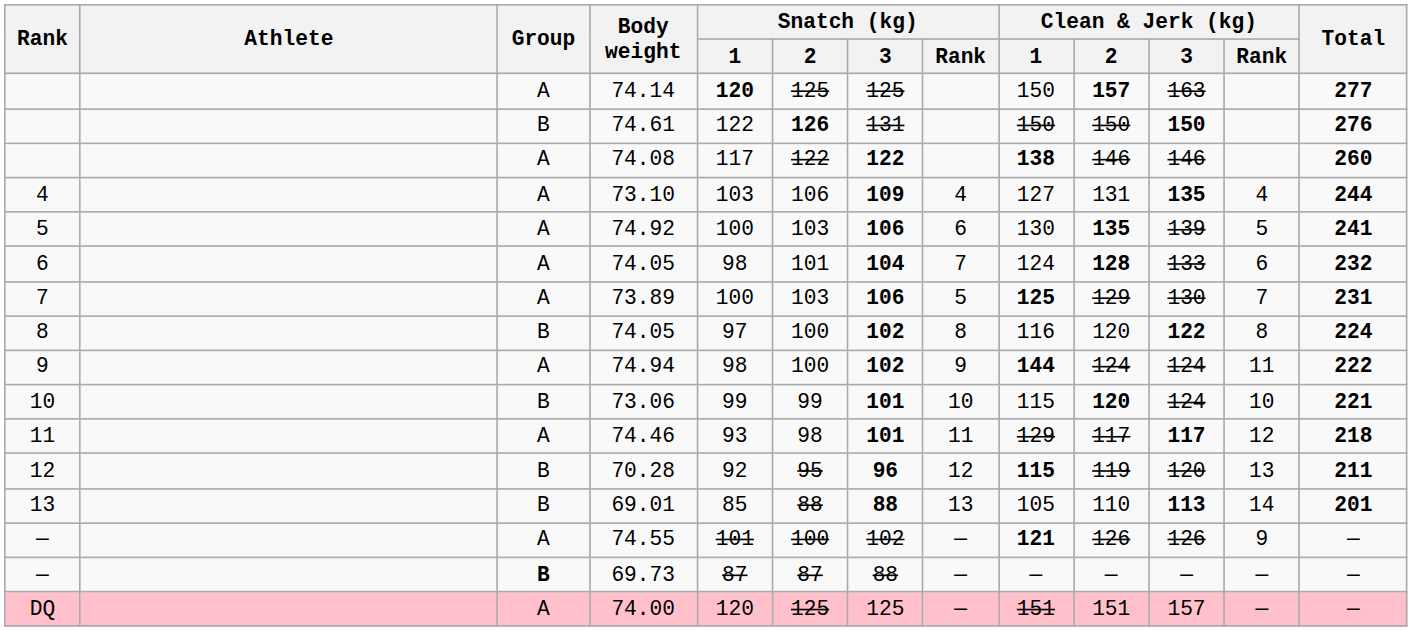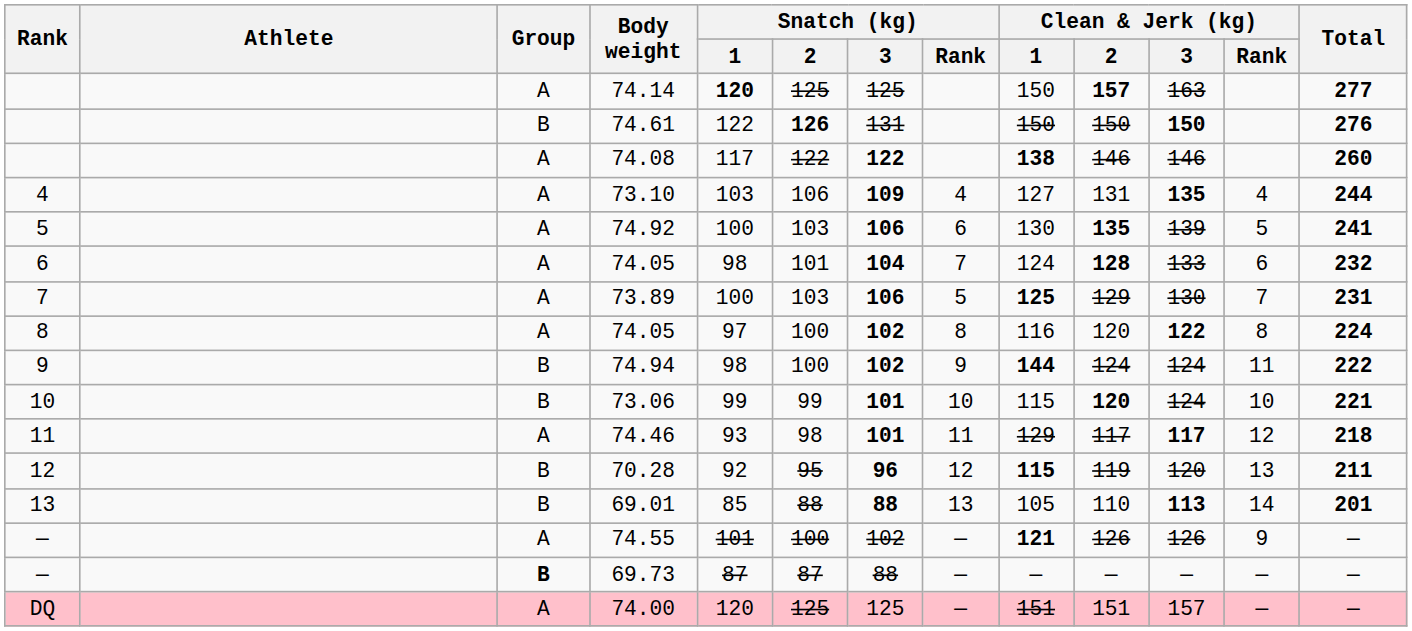(543, 333) B -> (543, 333) A
(543, 367) A -> (543, 367) B
